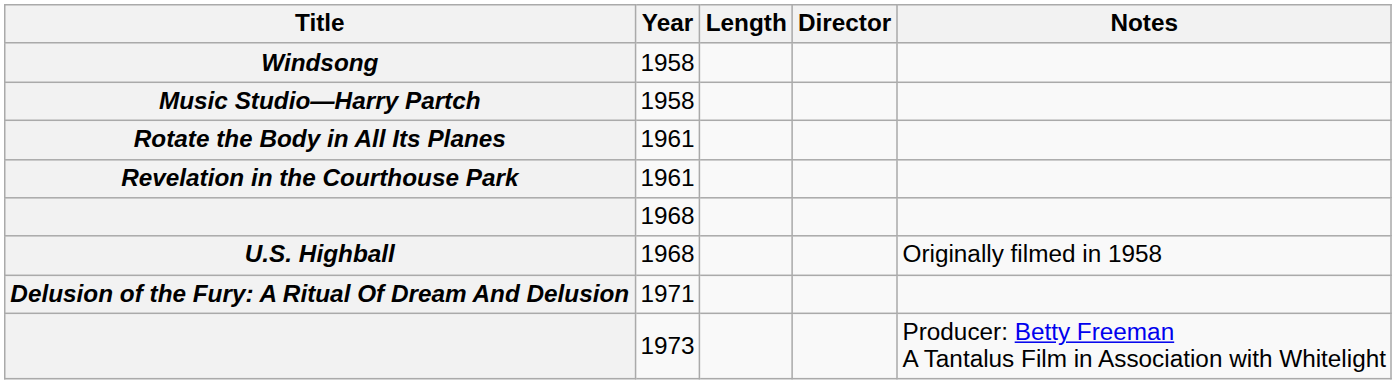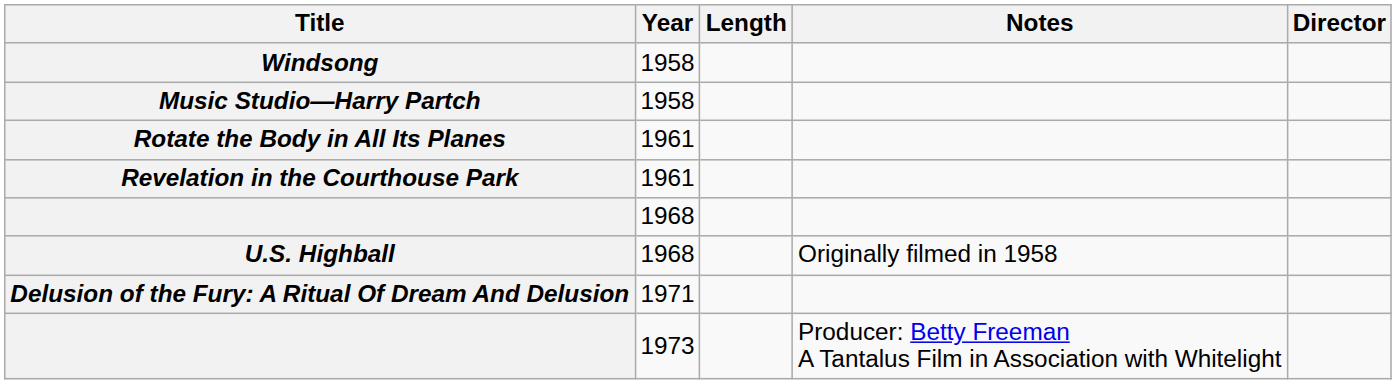columns swapped: (845, 23) <-> (1144, 23)
